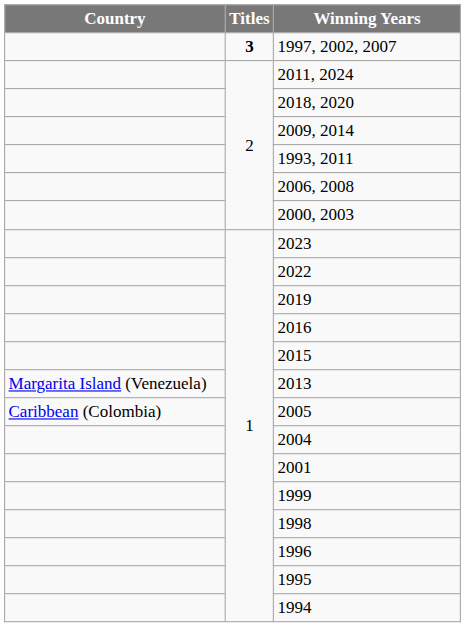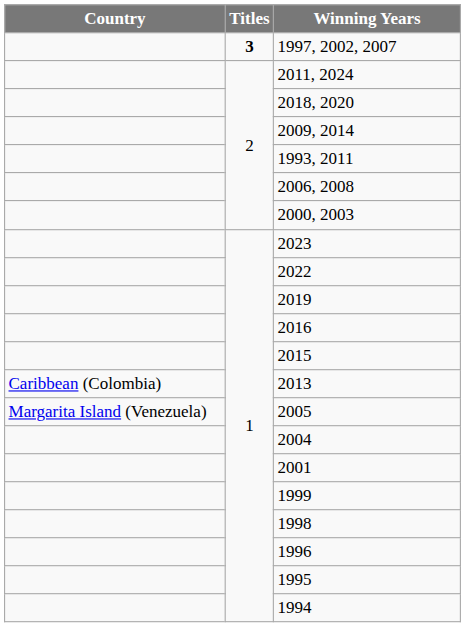(108, 383) Margarita Island (Venezuela) -> (85, 383) Caribbean (Colombia)
(85, 411) Caribbean (Colombia) -> (108, 411) Margarita Island (Venezuela)
